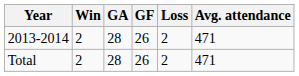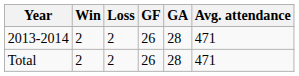columns swapped: (175, 15) <-> (118, 15)
